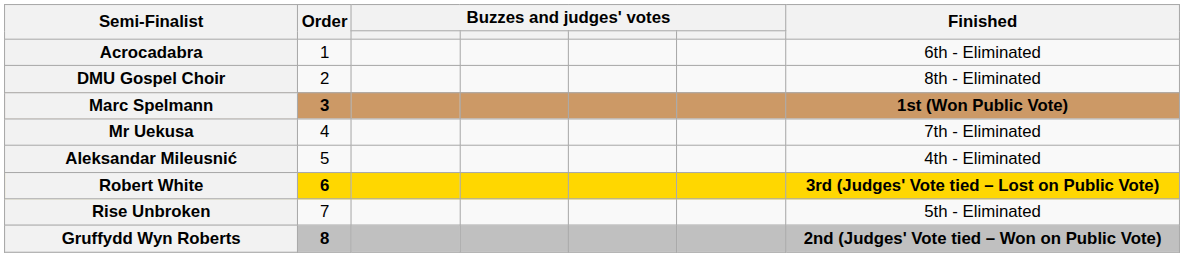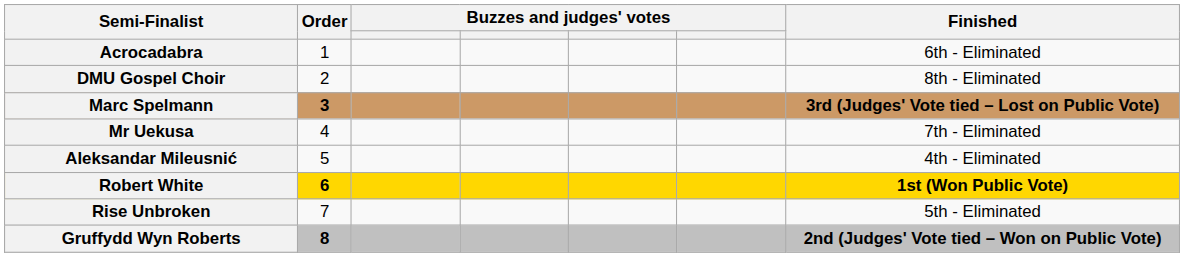(983, 105) 1st (Won Public Vote) -> (983, 105) 3rd (Judges' Vote tied – Lost on Public Vote)
(983, 185) 3rd (Judges' Vote tied – Lost on Public Vote) -> (983, 185) 1st (Won Public Vote)
